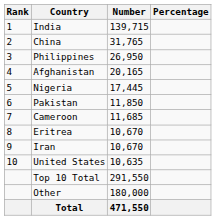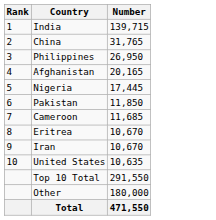- column: (181, 12)
